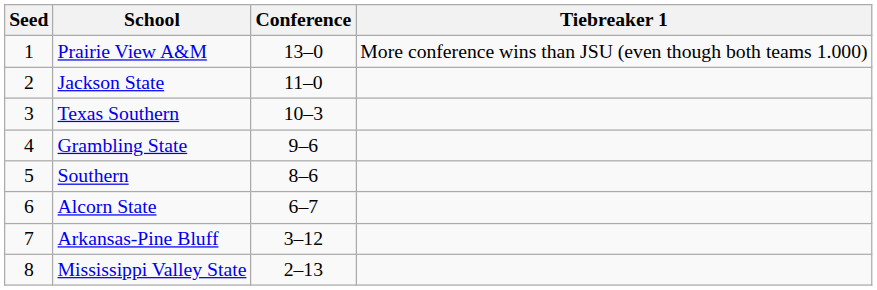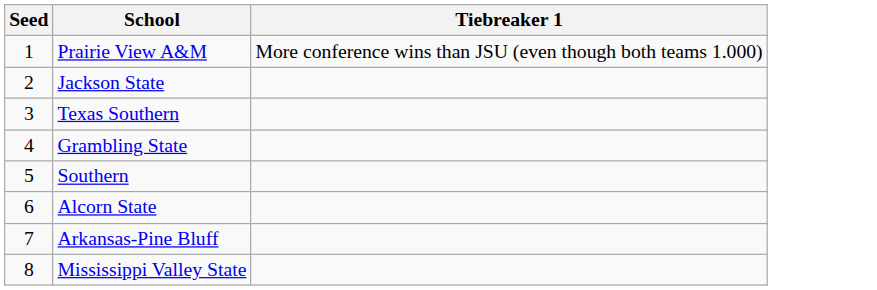- column: (303, 20)
